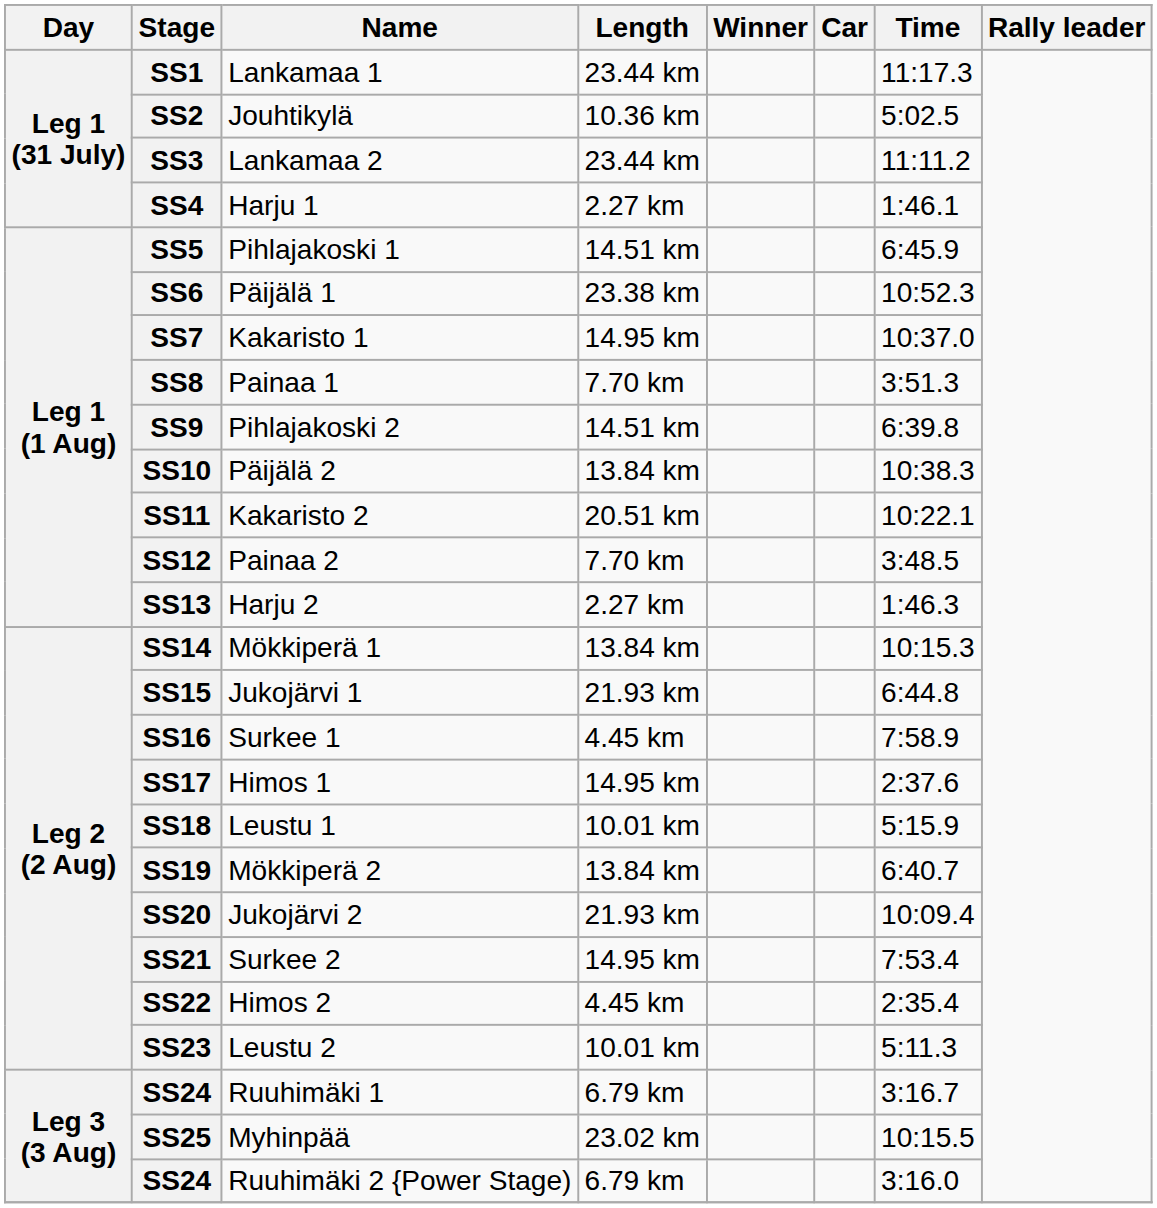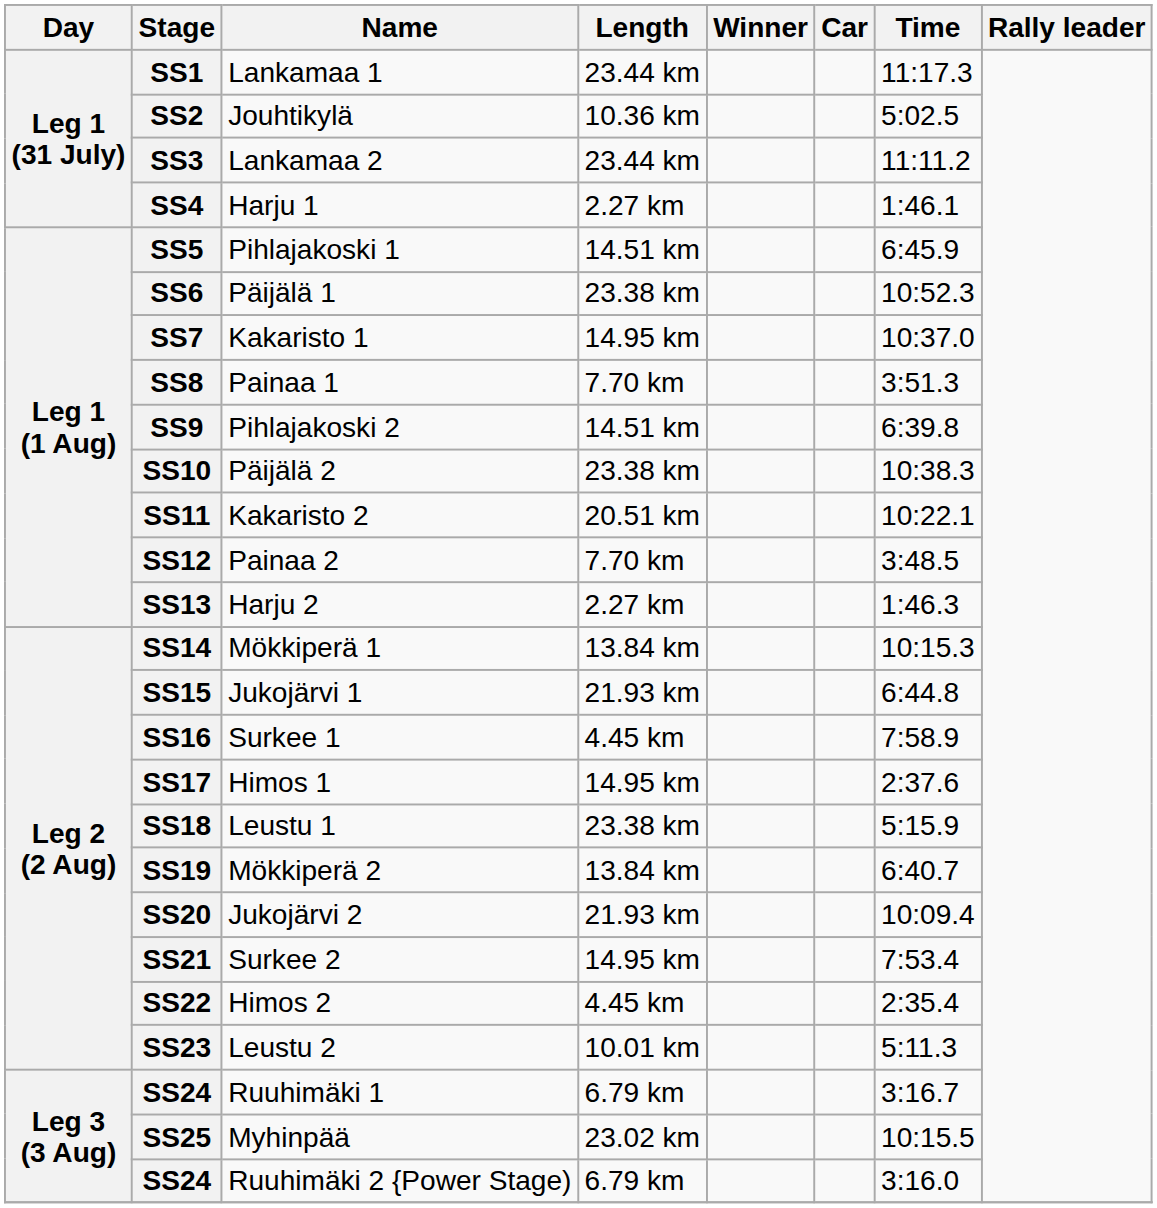(642, 471) 13.84 km -> (642, 471) 23.38 km
(642, 826) 10.01 km -> (642, 826) 23.38 km
